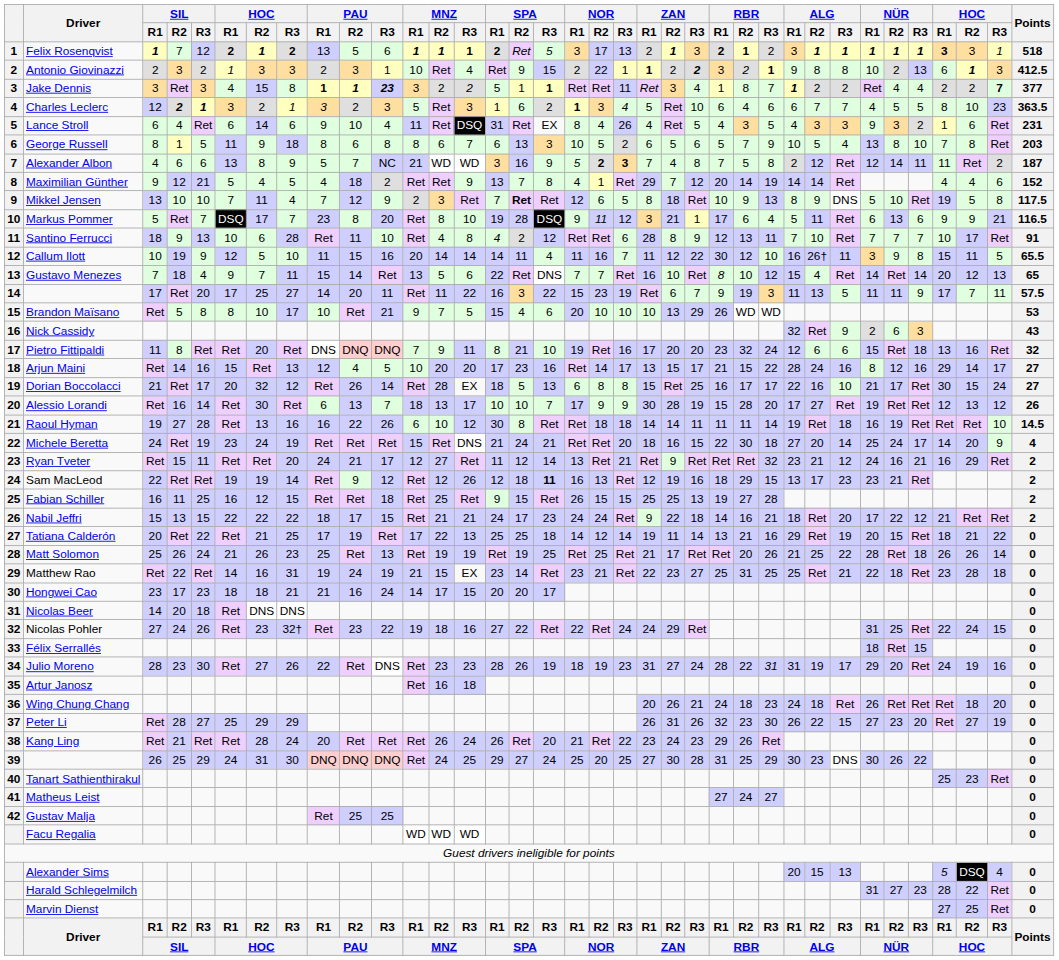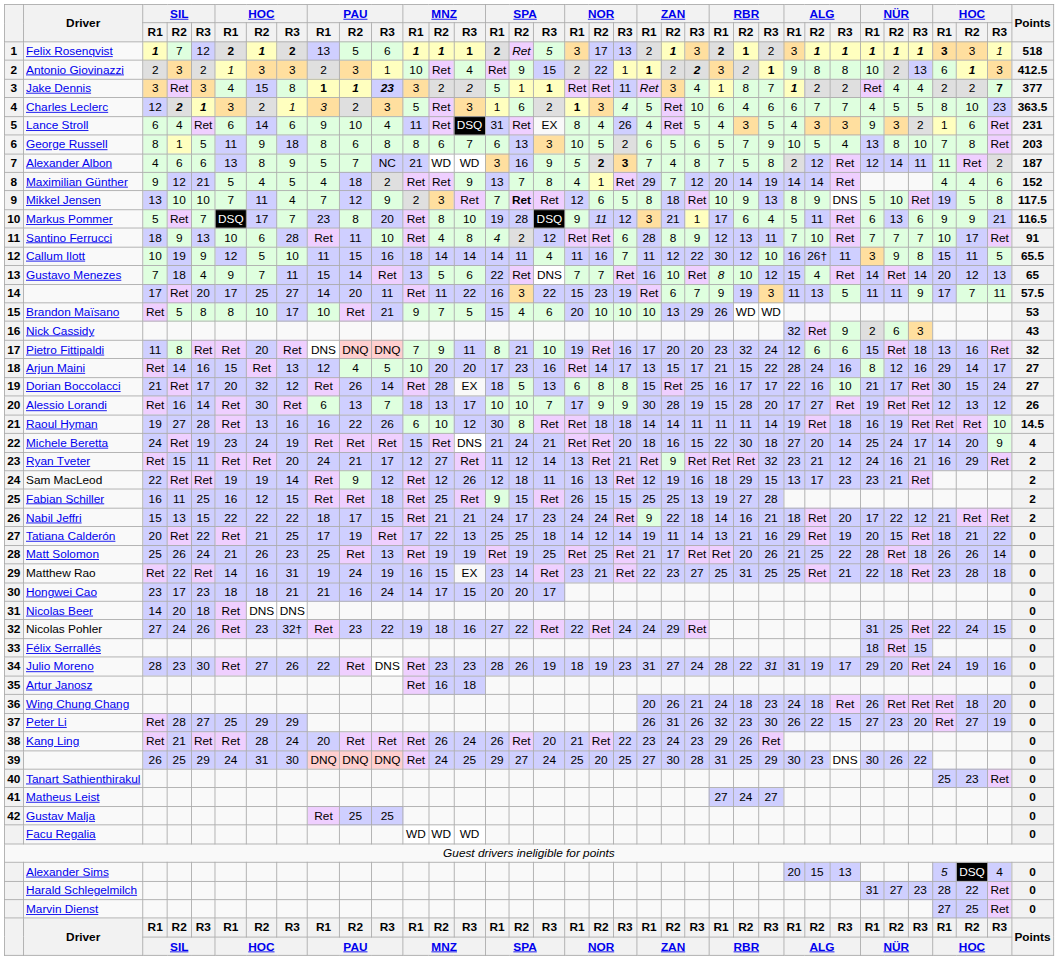(416, 256) 20 -> (416, 256) 18
(549, 480) bold -> (549, 480) normal
(416, 573) 21 -> (416, 573) 16
